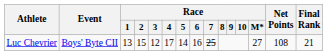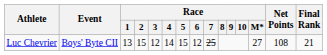(169, 43) 17 -> (169, 43) 14
(183, 43) 14 -> (183, 43) 15
(197, 43) 16 -> (197, 43) 12
